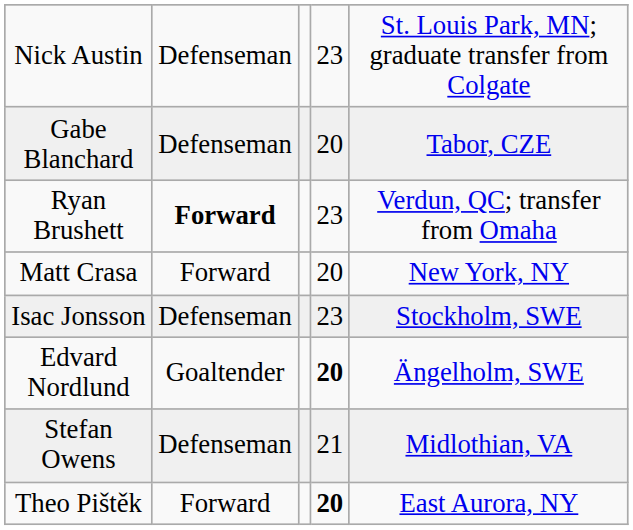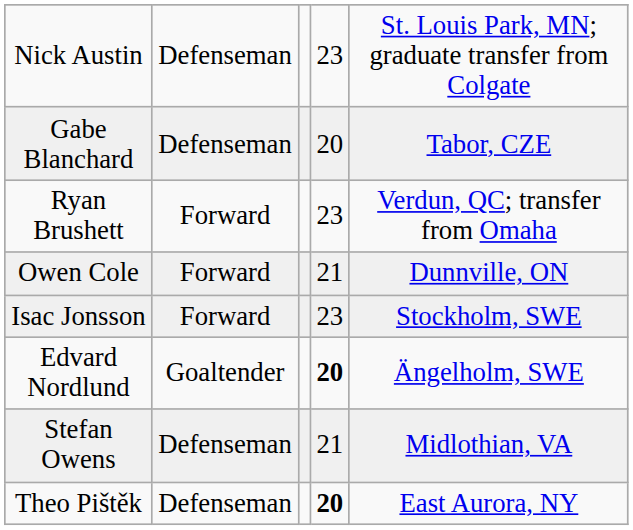(225, 215) bold -> (225, 215) normal
+ row: (78, 273)
- row: (78, 273)
(225, 315) Defenseman -> (225, 315) Forward
(225, 502) Forward -> (225, 502) Defenseman
